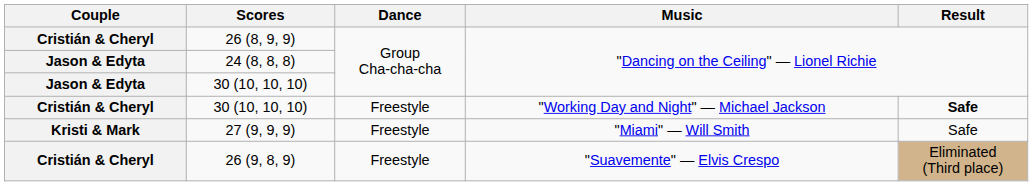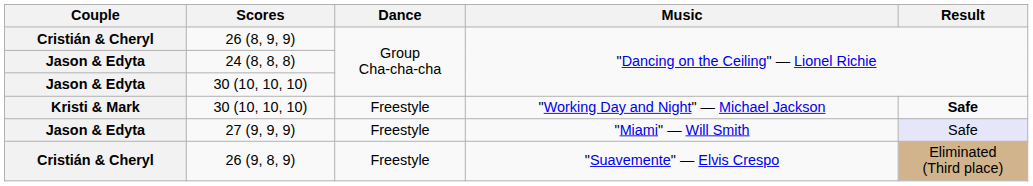(95, 107) Cristián & Cheryl -> (95, 107) Kristi & Mark
(95, 130) Kristi & Mark -> (95, 130) Jason & Edyta
(963, 130) no background -> (963, 130) lavender background
